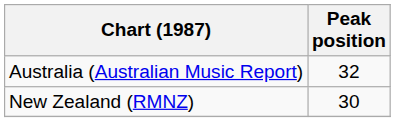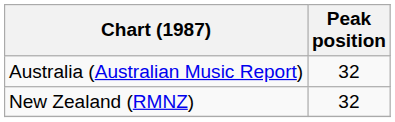(349, 101) 30 -> (349, 101) 32
